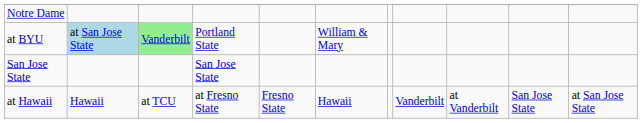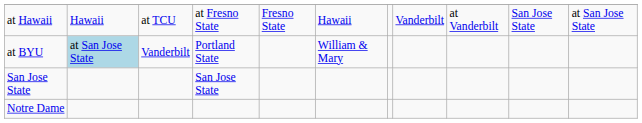rows swapped: (30, 102) <-> (36, 13)
(166, 38) lightgreen background -> (166, 51) no background
